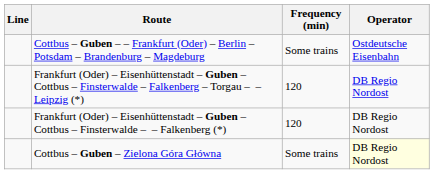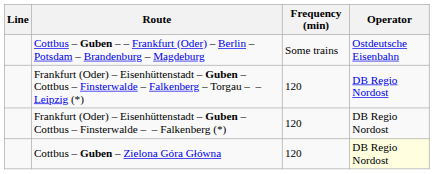(311, 153) Some trains -> (293, 153) 120
